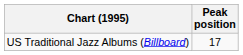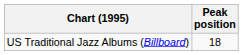(215, 42) 17 -> (215, 42) 18
